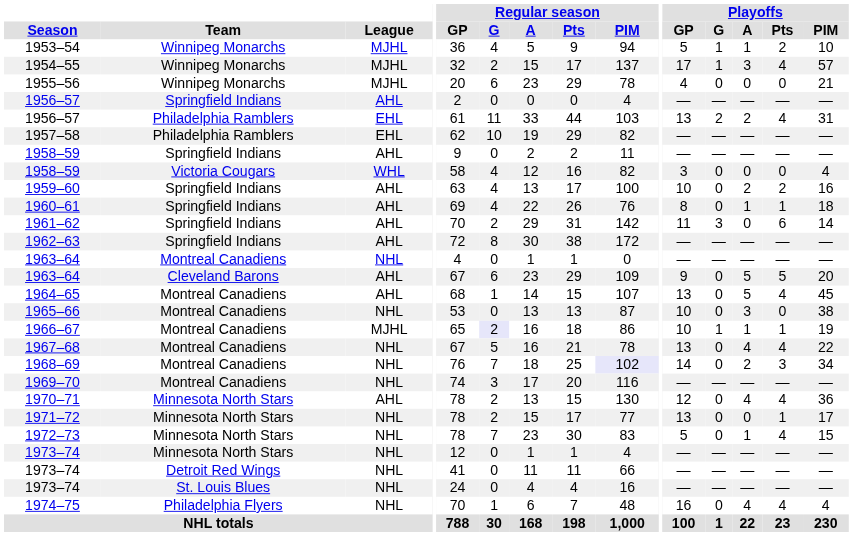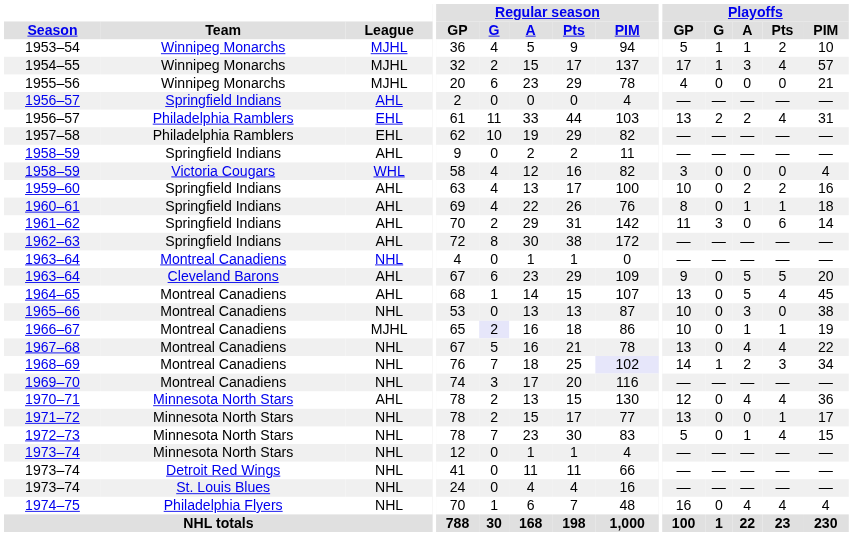(719, 329) 1 -> (719, 329) 0
(719, 364) 0 -> (719, 364) 1
